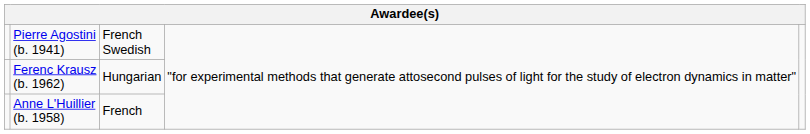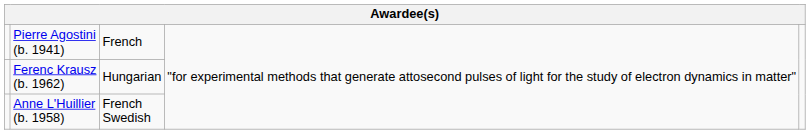(127, 42) French Swedish -> (122, 42) French
(122, 111) French -> (127, 111) French Swedish
